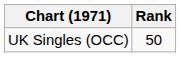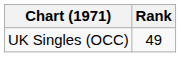(154, 39) 50 -> (154, 39) 49
